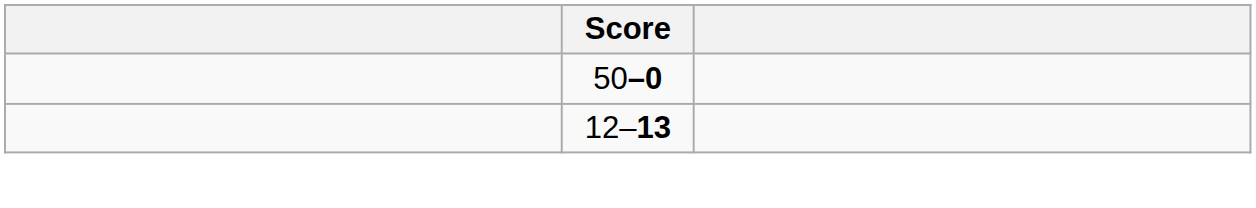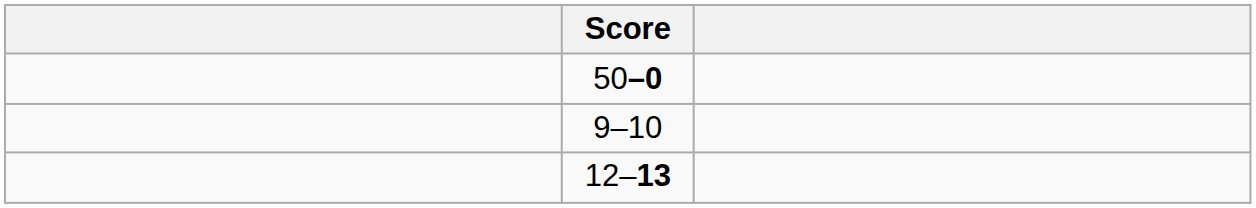+ row: (628, 127)
